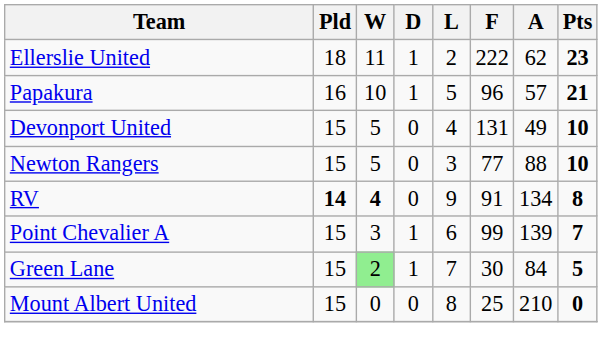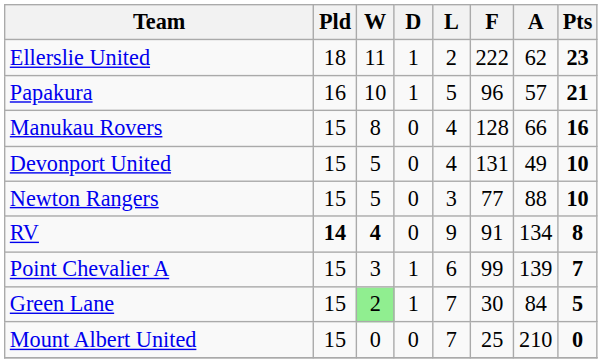+ row: (86, 127)
(451, 304) 8 -> (451, 339) 7
